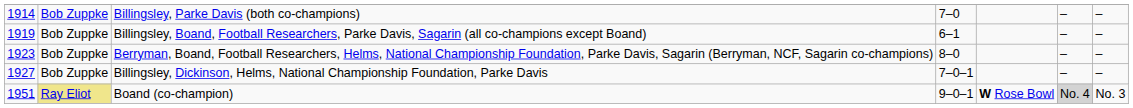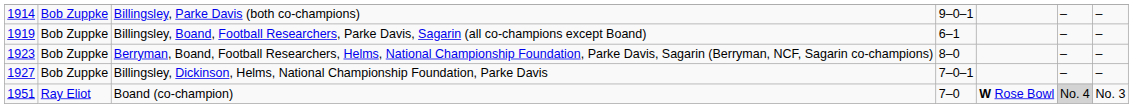(949, 14) 7–0 -> (956, 14) 9–0–1
(66, 93) khaki background -> (66, 93) no background
(956, 93) 9–0–1 -> (949, 93) 7–0
